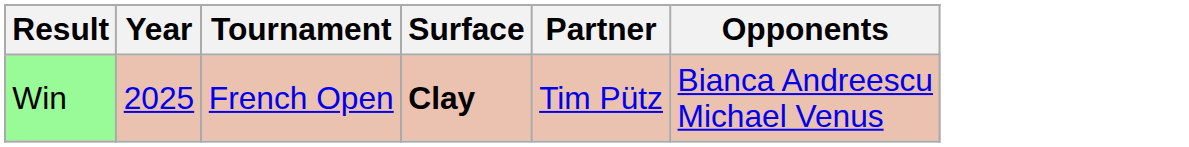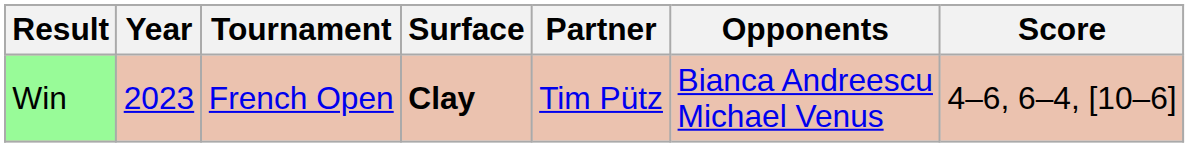+ column: (1062, 29)
(159, 97) 2025 -> (159, 97) 2023
